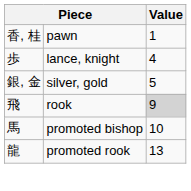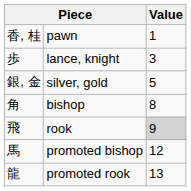(153, 59) 4 -> (153, 59) 3
+ row: (66, 105)
(156, 128) 10 -> (156, 151) 12
